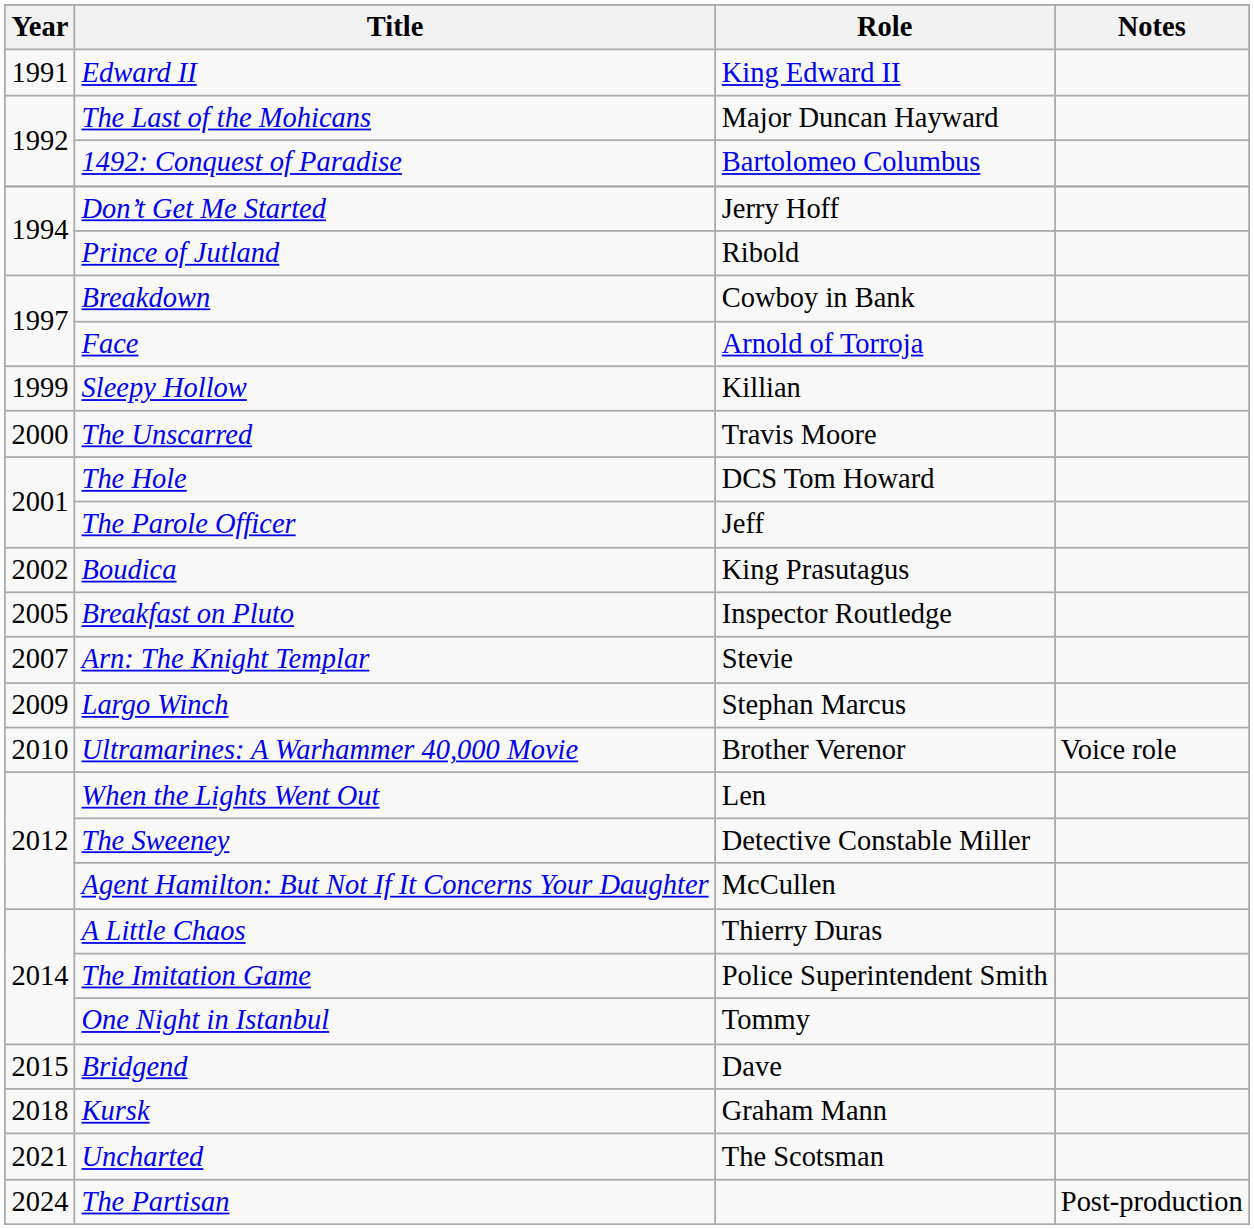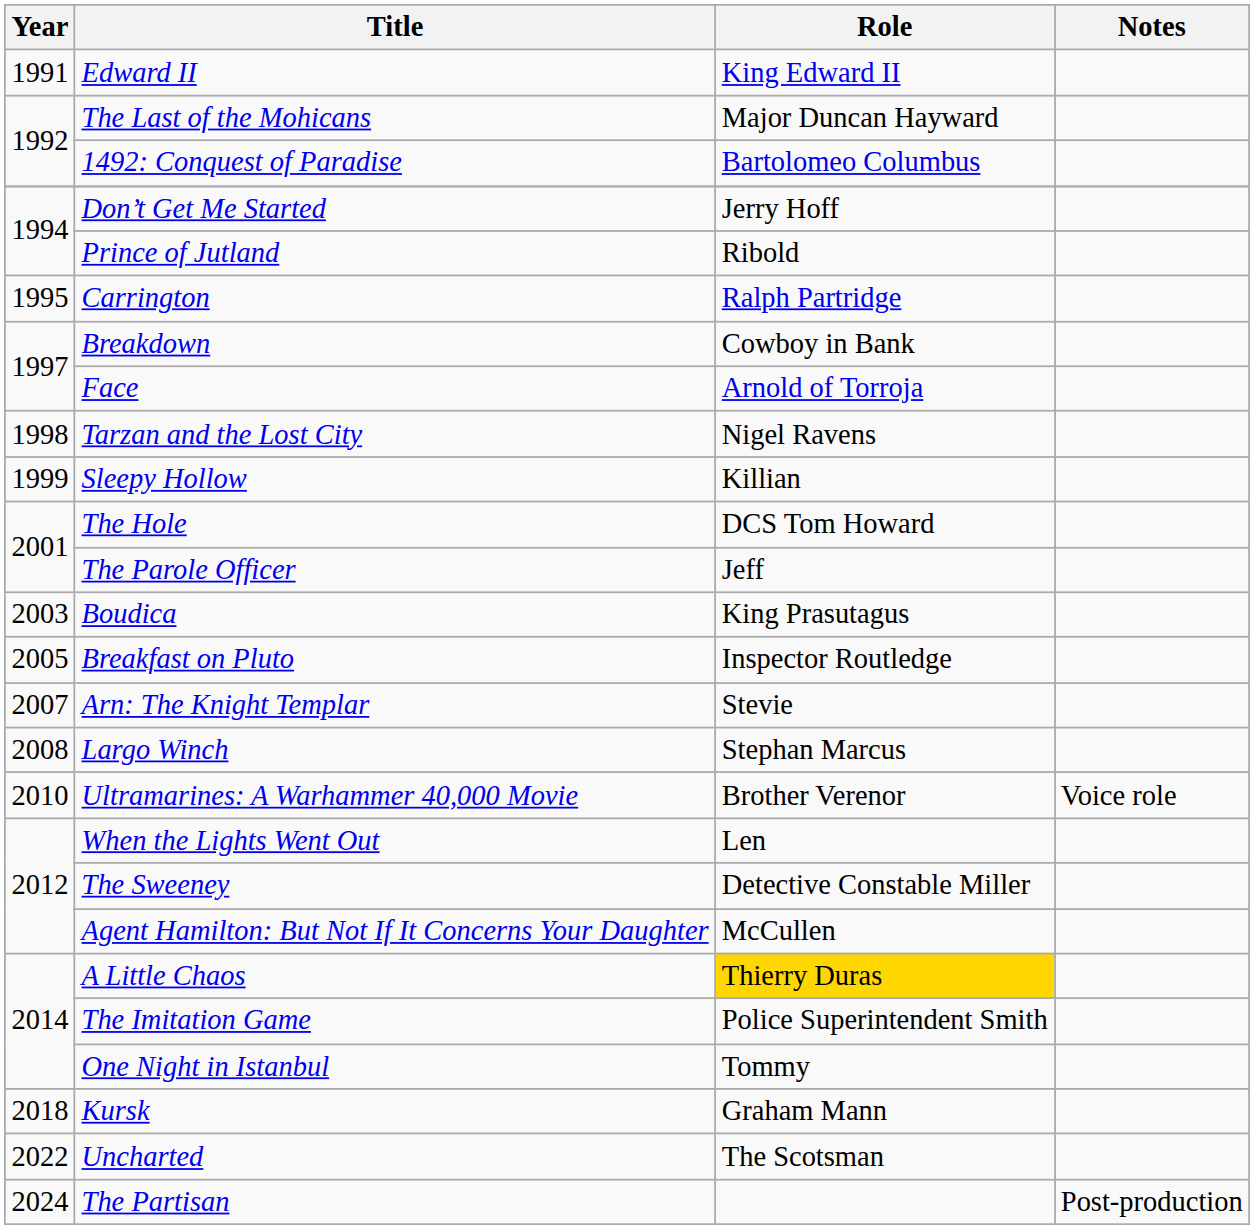+ row: (146, 298)
+ row: (222, 433)
- row: (167, 433)
(40, 569) 2002 -> (40, 614) 2003
(40, 704) 2009 -> (40, 749) 2008
(802, 930) no background -> (802, 975) gold background
- row: (135, 1065)
(40, 1156) 2021 -> (40, 1156) 2022
